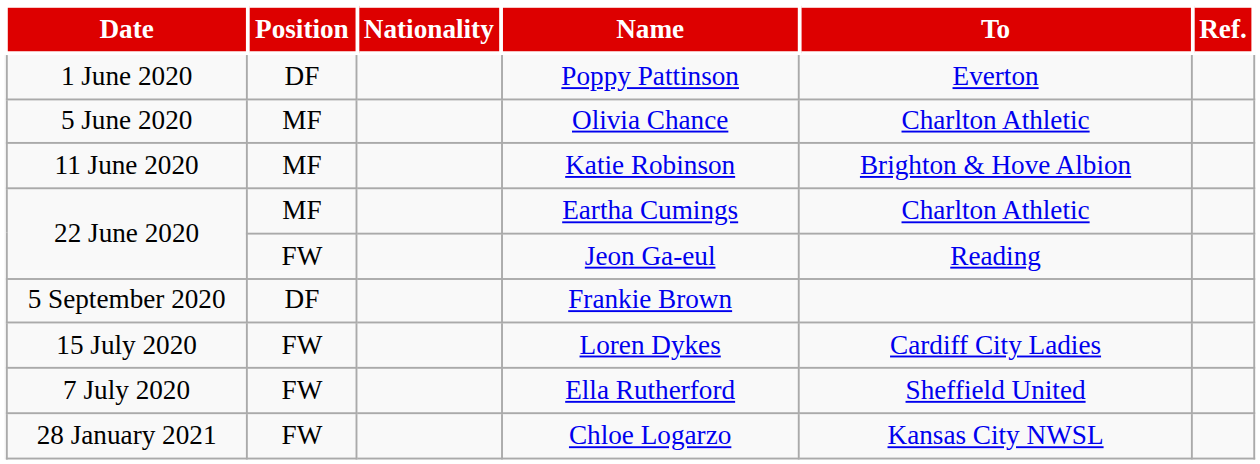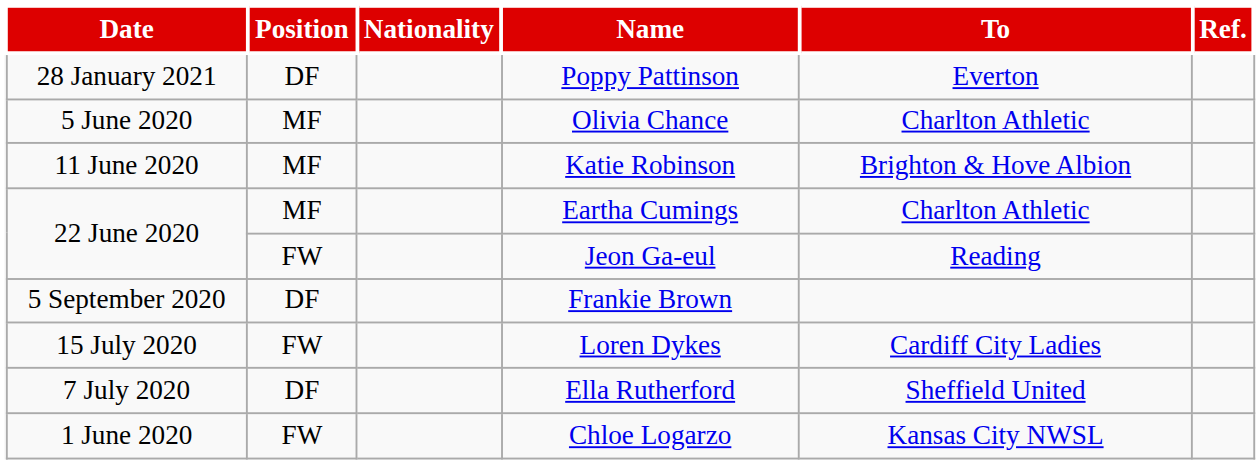(127, 76) 1 June 2020 -> (127, 76) 28 January 2021
(302, 390) FW -> (302, 390) DF
(127, 435) 28 January 2021 -> (127, 435) 1 June 2020
